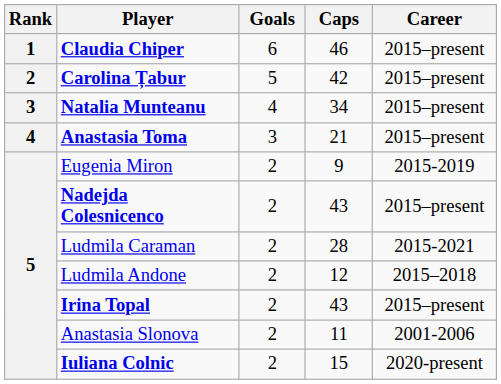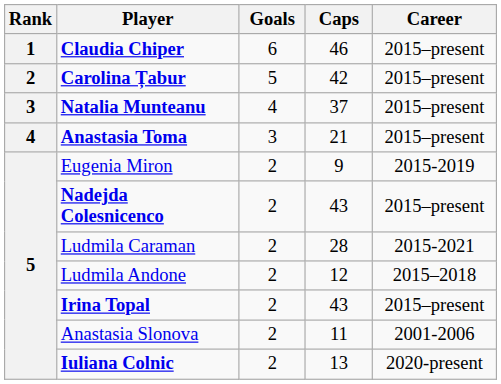(339, 107) 34 -> (339, 107) 37
(339, 363) 15 -> (339, 363) 13
